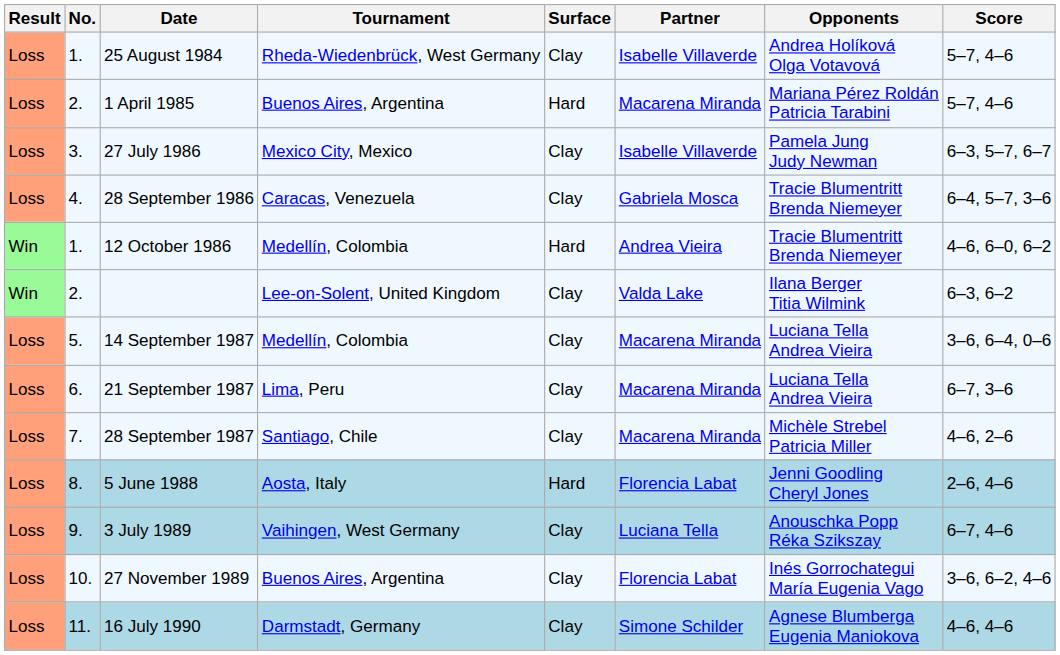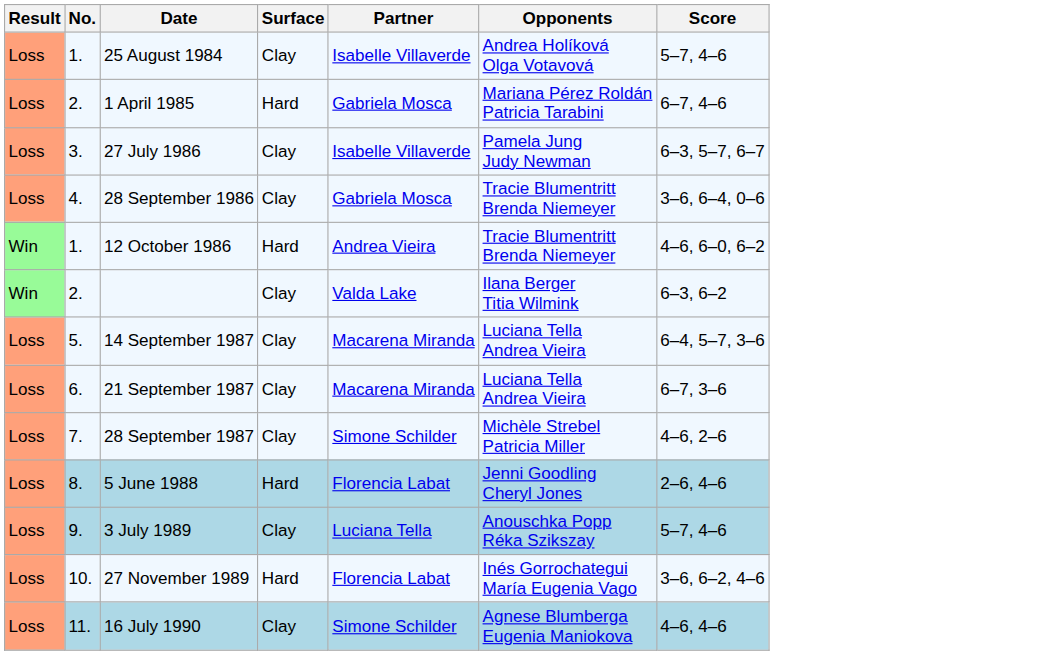- column: (401, 17)
(690, 102) Macarena Miranda -> (392, 102) Gabriela Mosca
(980, 102) 5–7, 4–6 -> (694, 102) 6–7, 4–6
(999, 197) 6–4, 5–7, 3–6 -> (712, 197) 3–6, 6–4, 0–6
(999, 340) 3–6, 6–4, 0–6 -> (712, 340) 6–4, 5–7, 3–6
(690, 435) Macarena Miranda -> (394, 435) Simone Schilder
(980, 530) 6–7, 4–6 -> (694, 530) 5–7, 4–6
(565, 578) Clay -> (280, 578) Hard
